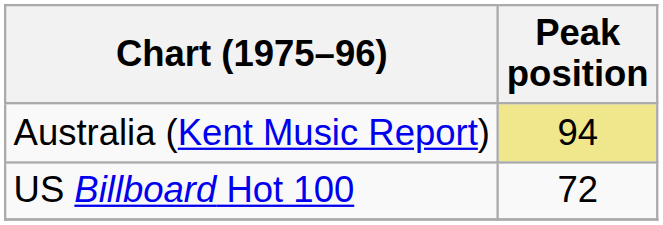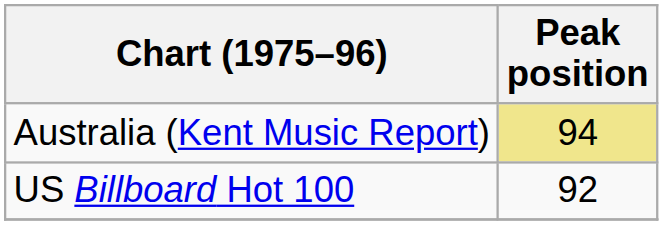(578, 190) 72 -> (578, 190) 92
